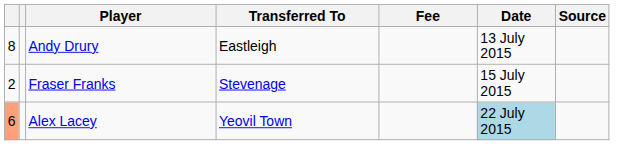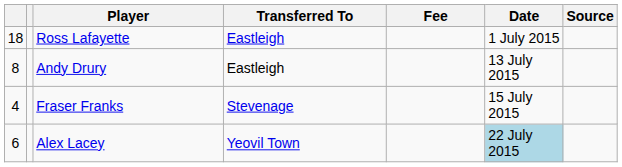+ row: (83, 38)
(12, 83) 2 -> (15, 106) 4
(12, 121) lightsalmon background -> (15, 143) no background
